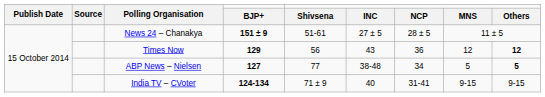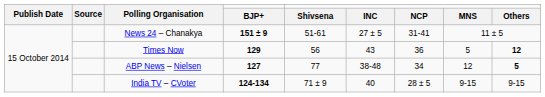(419, 33) 28 ± 5 -> (419, 33) 31-41
(468, 49) 12 -> (468, 49) 5
(468, 66) 5 -> (468, 66) 12
(419, 83) 31-41 -> (419, 83) 28 ± 5
